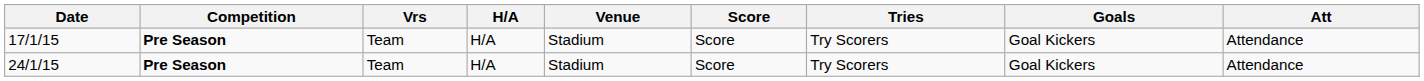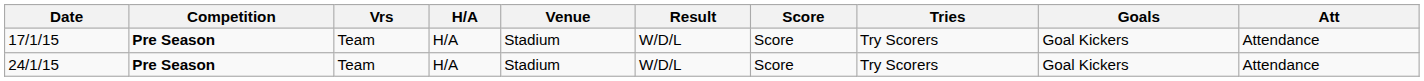+ column: (693, 16)
